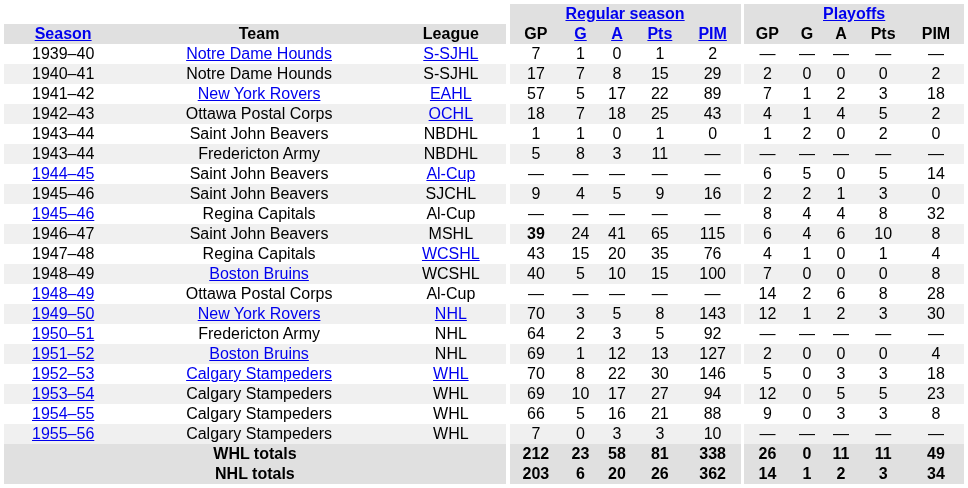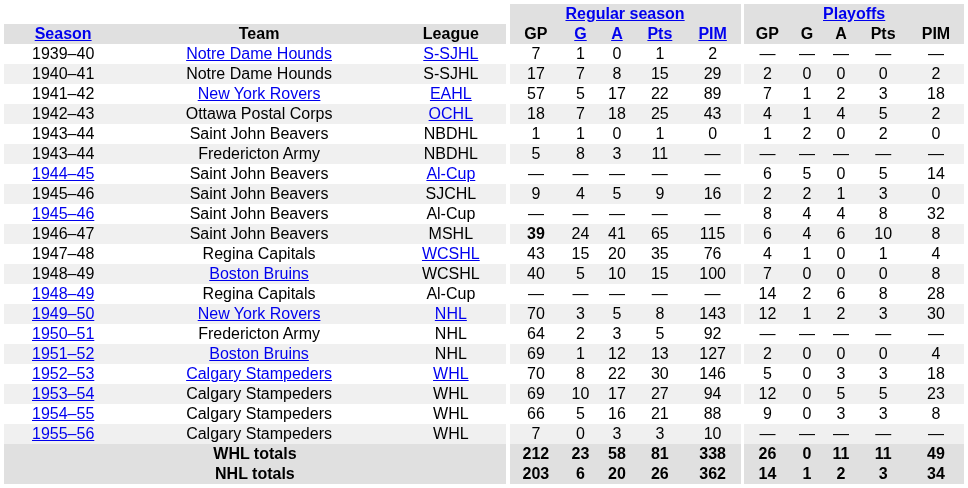(259, 214) Regina Capitals -> (259, 214) Saint John Beavers
(259, 294) Ottawa Postal Corps -> (259, 294) Regina Capitals
